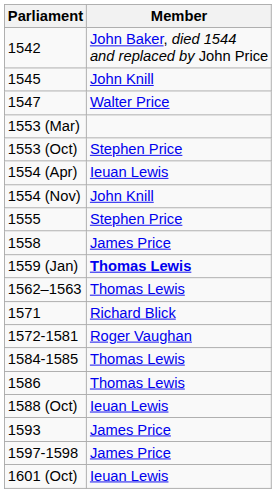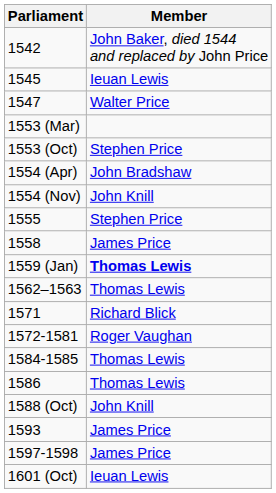(122, 79) John Knill -> (129, 79) Ieuan Lewis
(129, 172) Ieuan Lewis -> (141, 172) John Bradshaw
(129, 406) Ieuan Lewis -> (122, 406) John Knill
